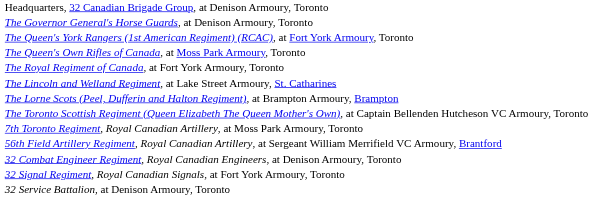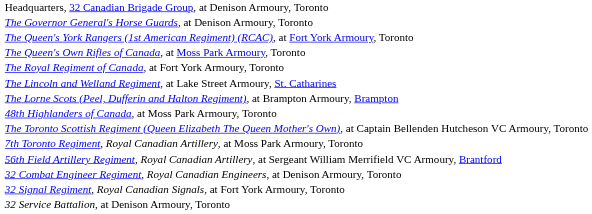+ row: (141, 113)
